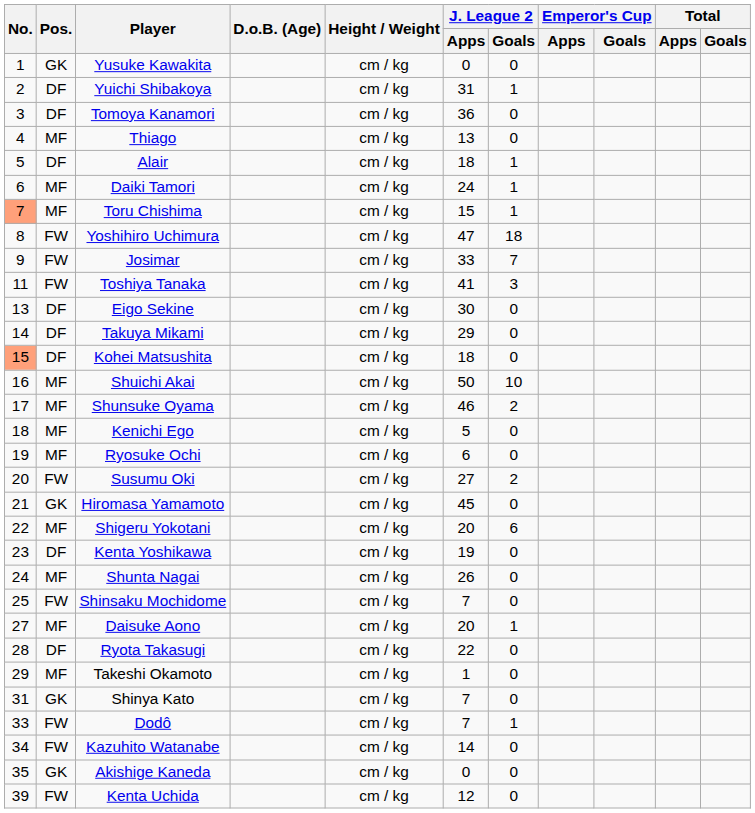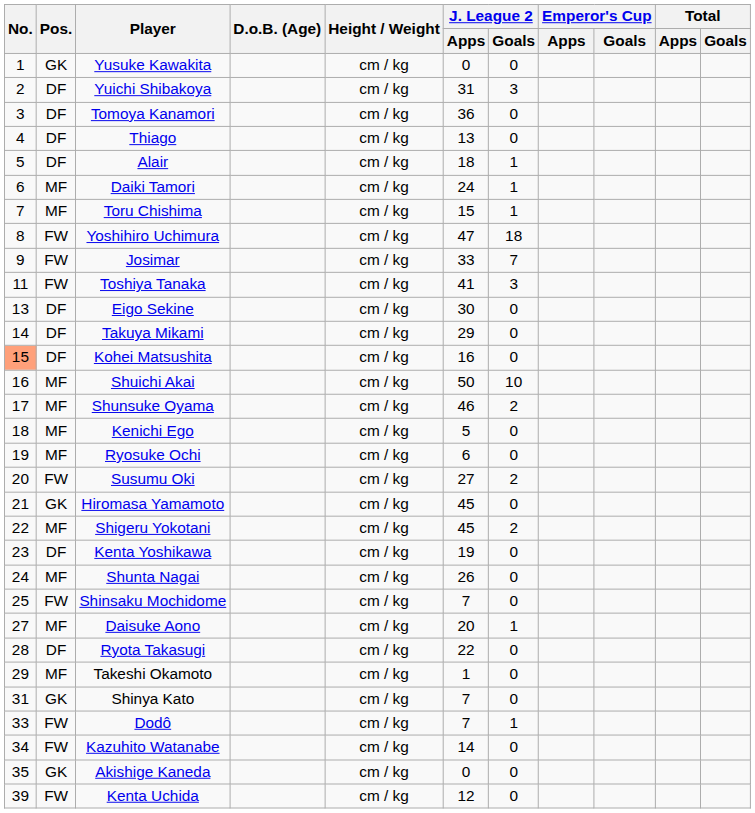(514, 89) 1 -> (514, 89) 3
(56, 138) MF -> (56, 138) DF
(20, 211) lightsalmon background -> (20, 211) no background
(466, 357) 18 -> (466, 357) 16
(466, 528) 20 -> (466, 528) 45
(514, 528) 6 -> (514, 528) 2
